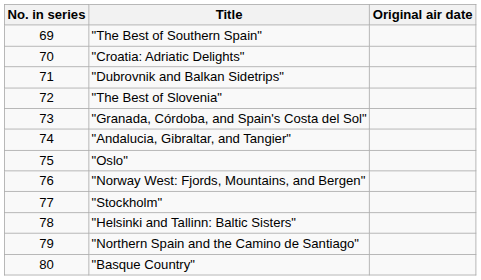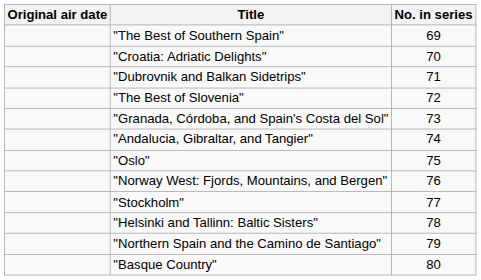columns swapped: (46, 14) <-> (423, 14)
